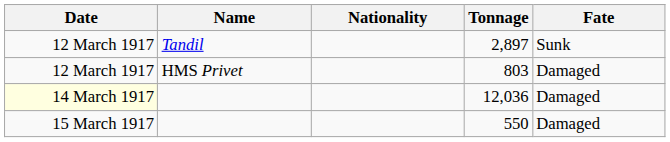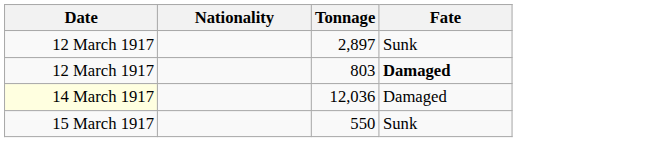- column: (234, 17)
(568, 70) normal -> (417, 70) bold
(568, 123) Damaged -> (400, 123) Sunk
